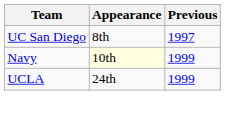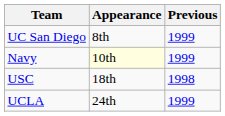(181, 36) 1997 -> (181, 36) 1999
+ row: (21, 79)
